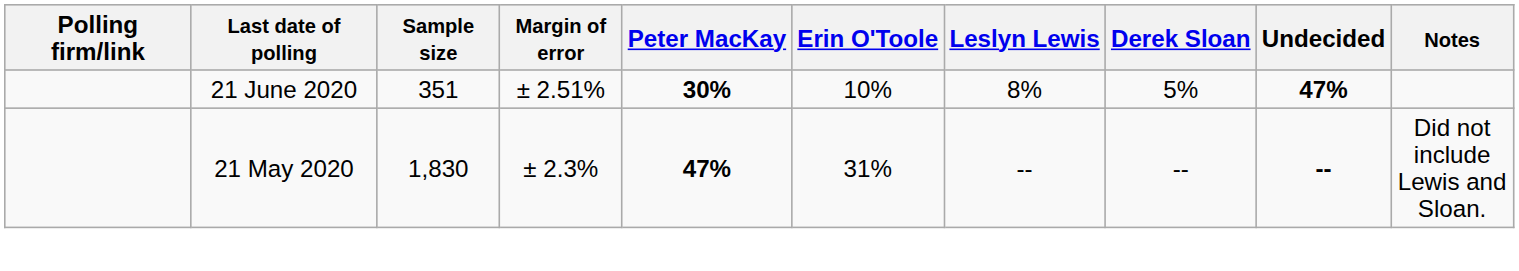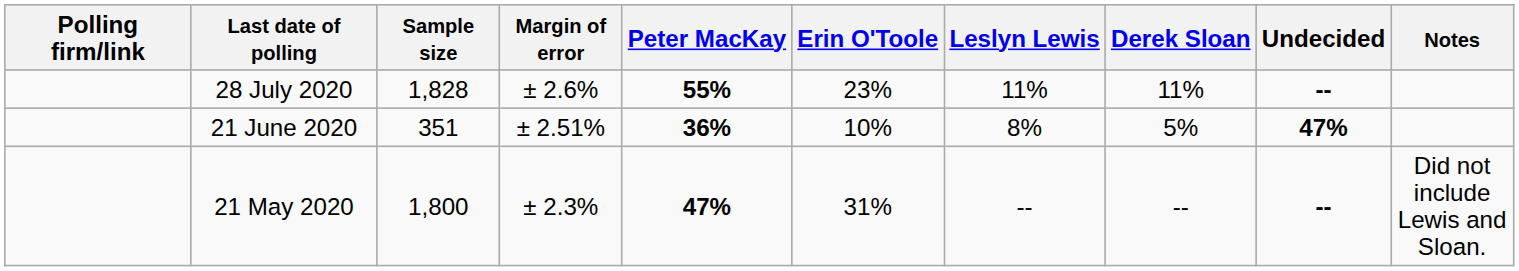+ row: (284, 89)
(707, 89) 30% -> (707, 128) 36%
(438, 168) 1,830 -> (438, 206) 1,800
